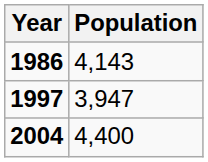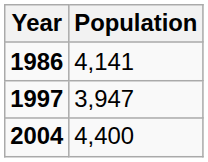(104, 61) 4,143 -> (104, 61) 4,141
